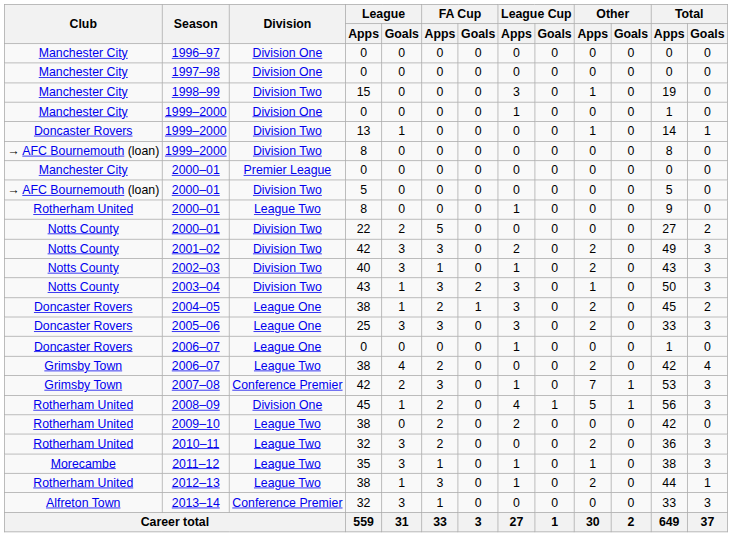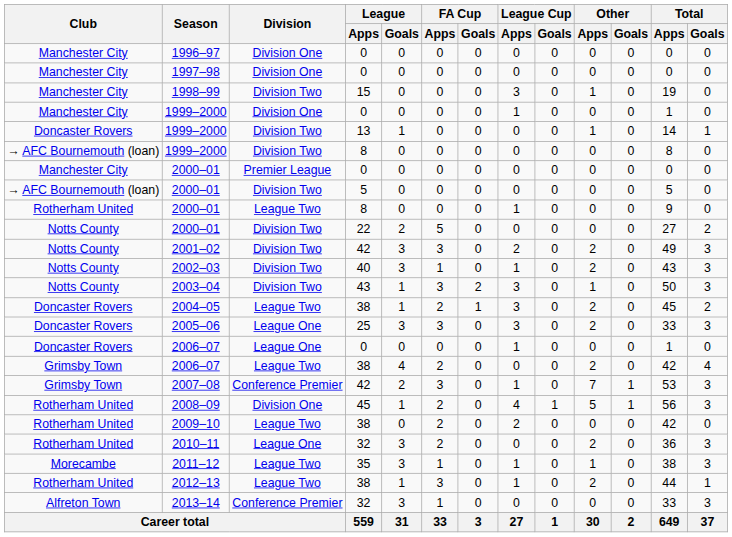(287, 307) League One -> (287, 307) League Two
(287, 444) League Two -> (287, 444) League One
